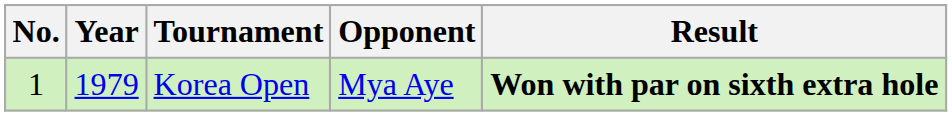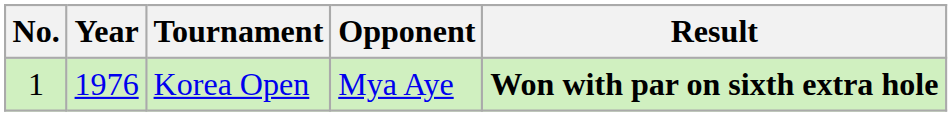(107, 84) 1979 -> (107, 84) 1976
